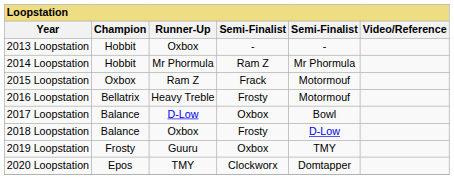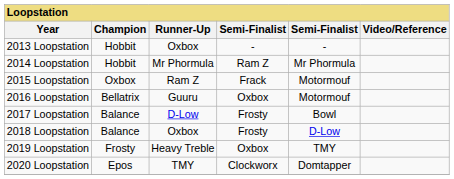(183, 98) Heavy Treble -> (183, 98) Guuru
(253, 98) Frosty -> (253, 98) Oxbox
(253, 115) Oxbox -> (253, 115) Frosty
(183, 149) Guuru -> (183, 149) Heavy Treble
